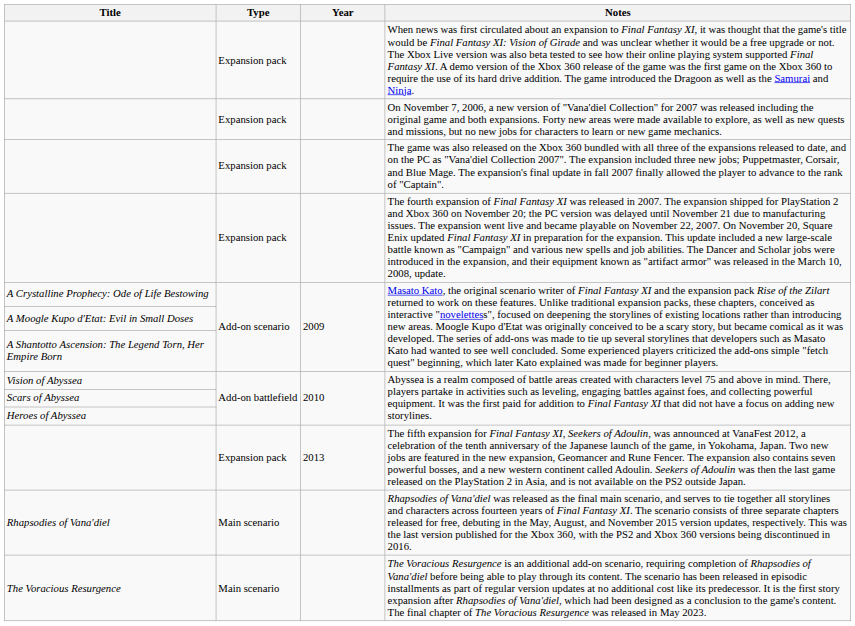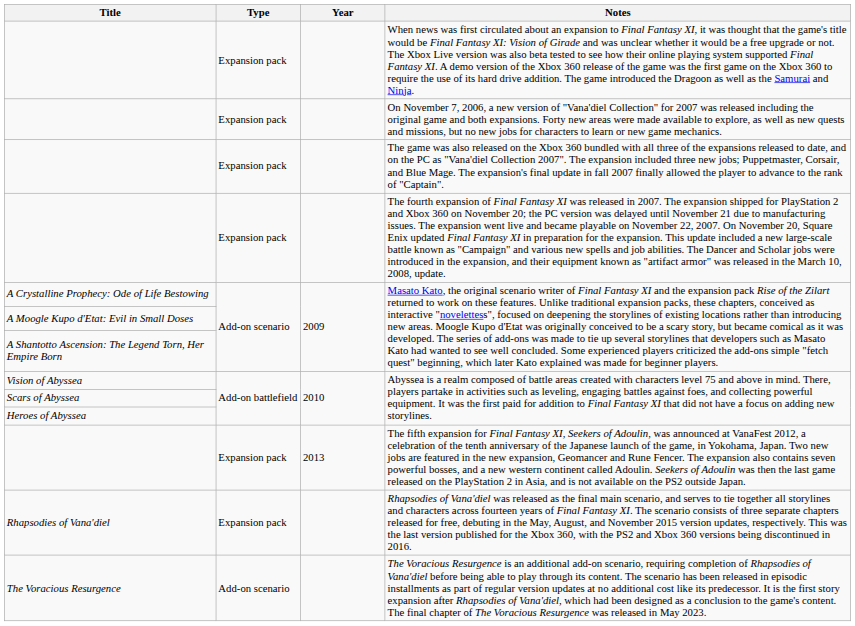(249, 522) Main scenario -> (252, 522) Expansion pack
(249, 588) Main scenario -> (254, 588) Add-on scenario
